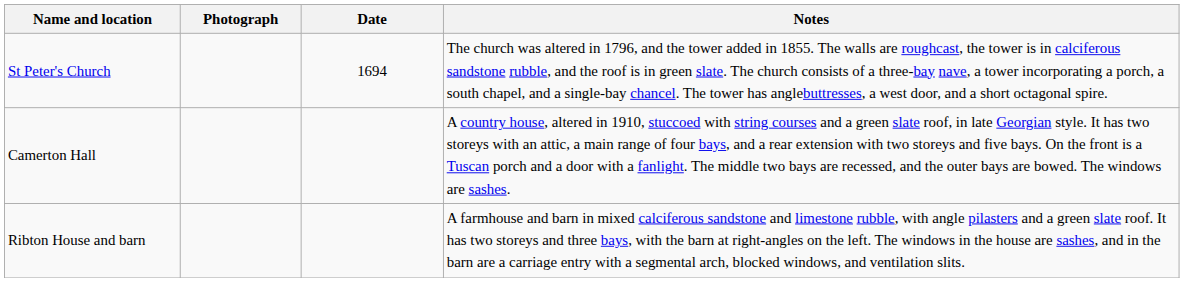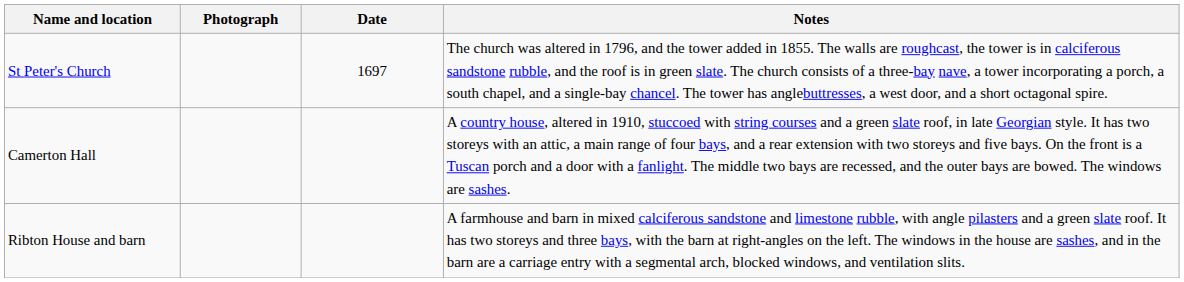(372, 70) 1694 -> (372, 70) 1697
